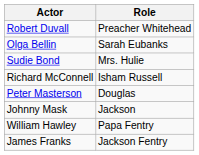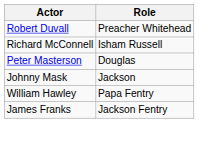- row: (31, 45)
- row: (33, 61)
